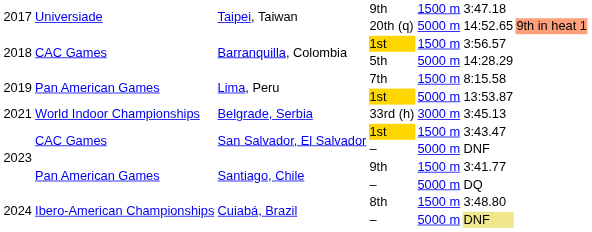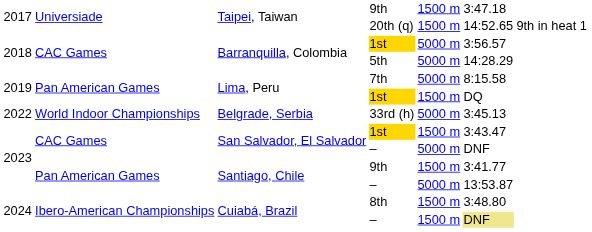(439, 26) 5000 m -> (439, 26) 1500 m
(552, 26) lightsalmon background -> (552, 26) no background
(439, 43) 1500 m -> (439, 43) 5000 m
(439, 79) 1500 m -> (439, 79) 5000 m
(439, 96) 5000 m -> (439, 96) 1500 m
(488, 96) 13:53.87 -> (473, 96) DQ
(18, 114) 2021 -> (18, 114) 2022
(439, 114) 3000 m -> (439, 114) 5000 m
(473, 184) DQ -> (488, 184) 13:53.87
(439, 219) 5000 m -> (439, 219) 1500 m
